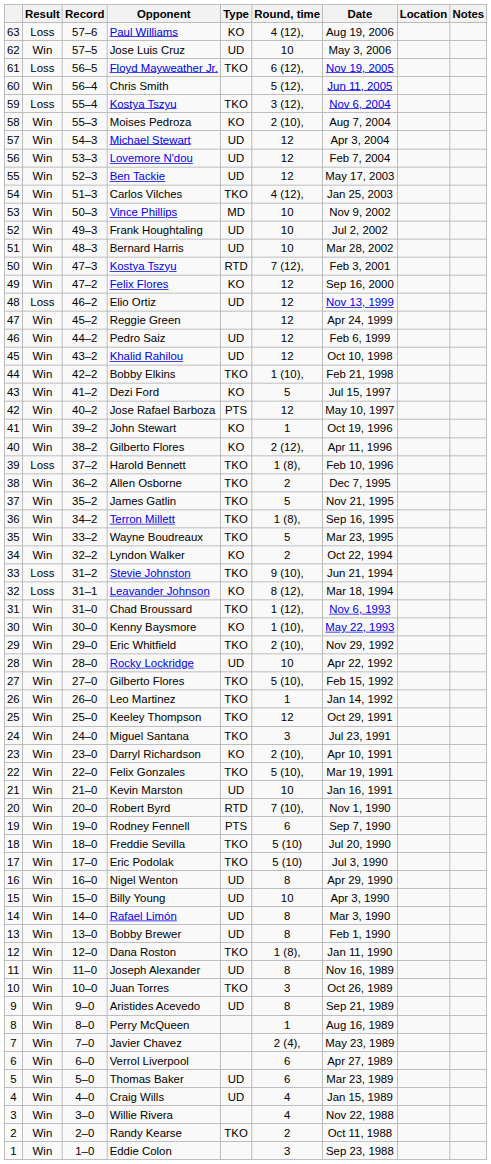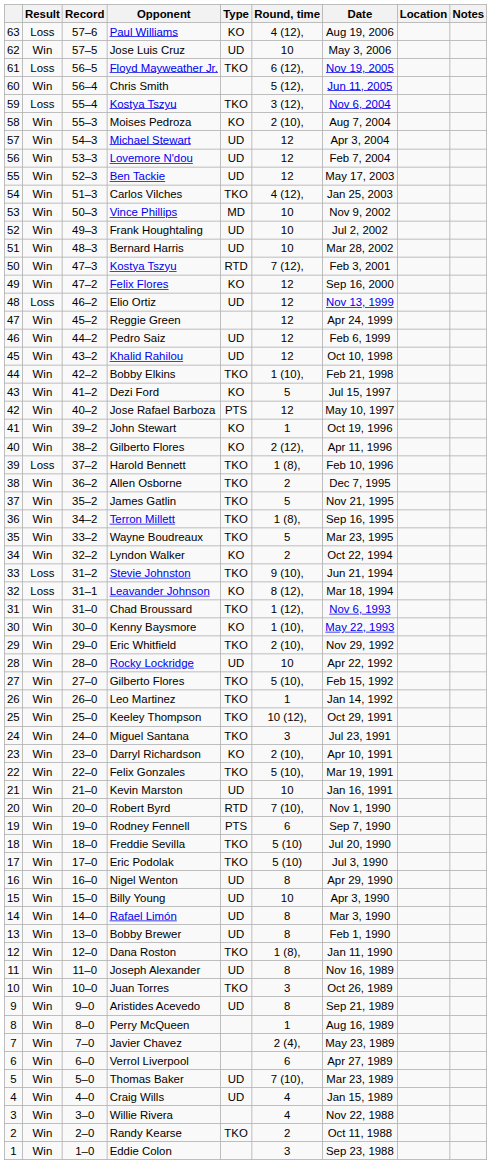(287, 717) 12 -> (287, 717) 10 (12),
(287, 1078) 6 -> (287, 1078) 7 (10),
